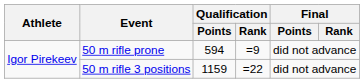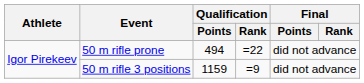(214, 50) 594 -> (214, 50) 494
(253, 50) =9 -> (253, 50) =22
(253, 69) =22 -> (253, 69) =9
